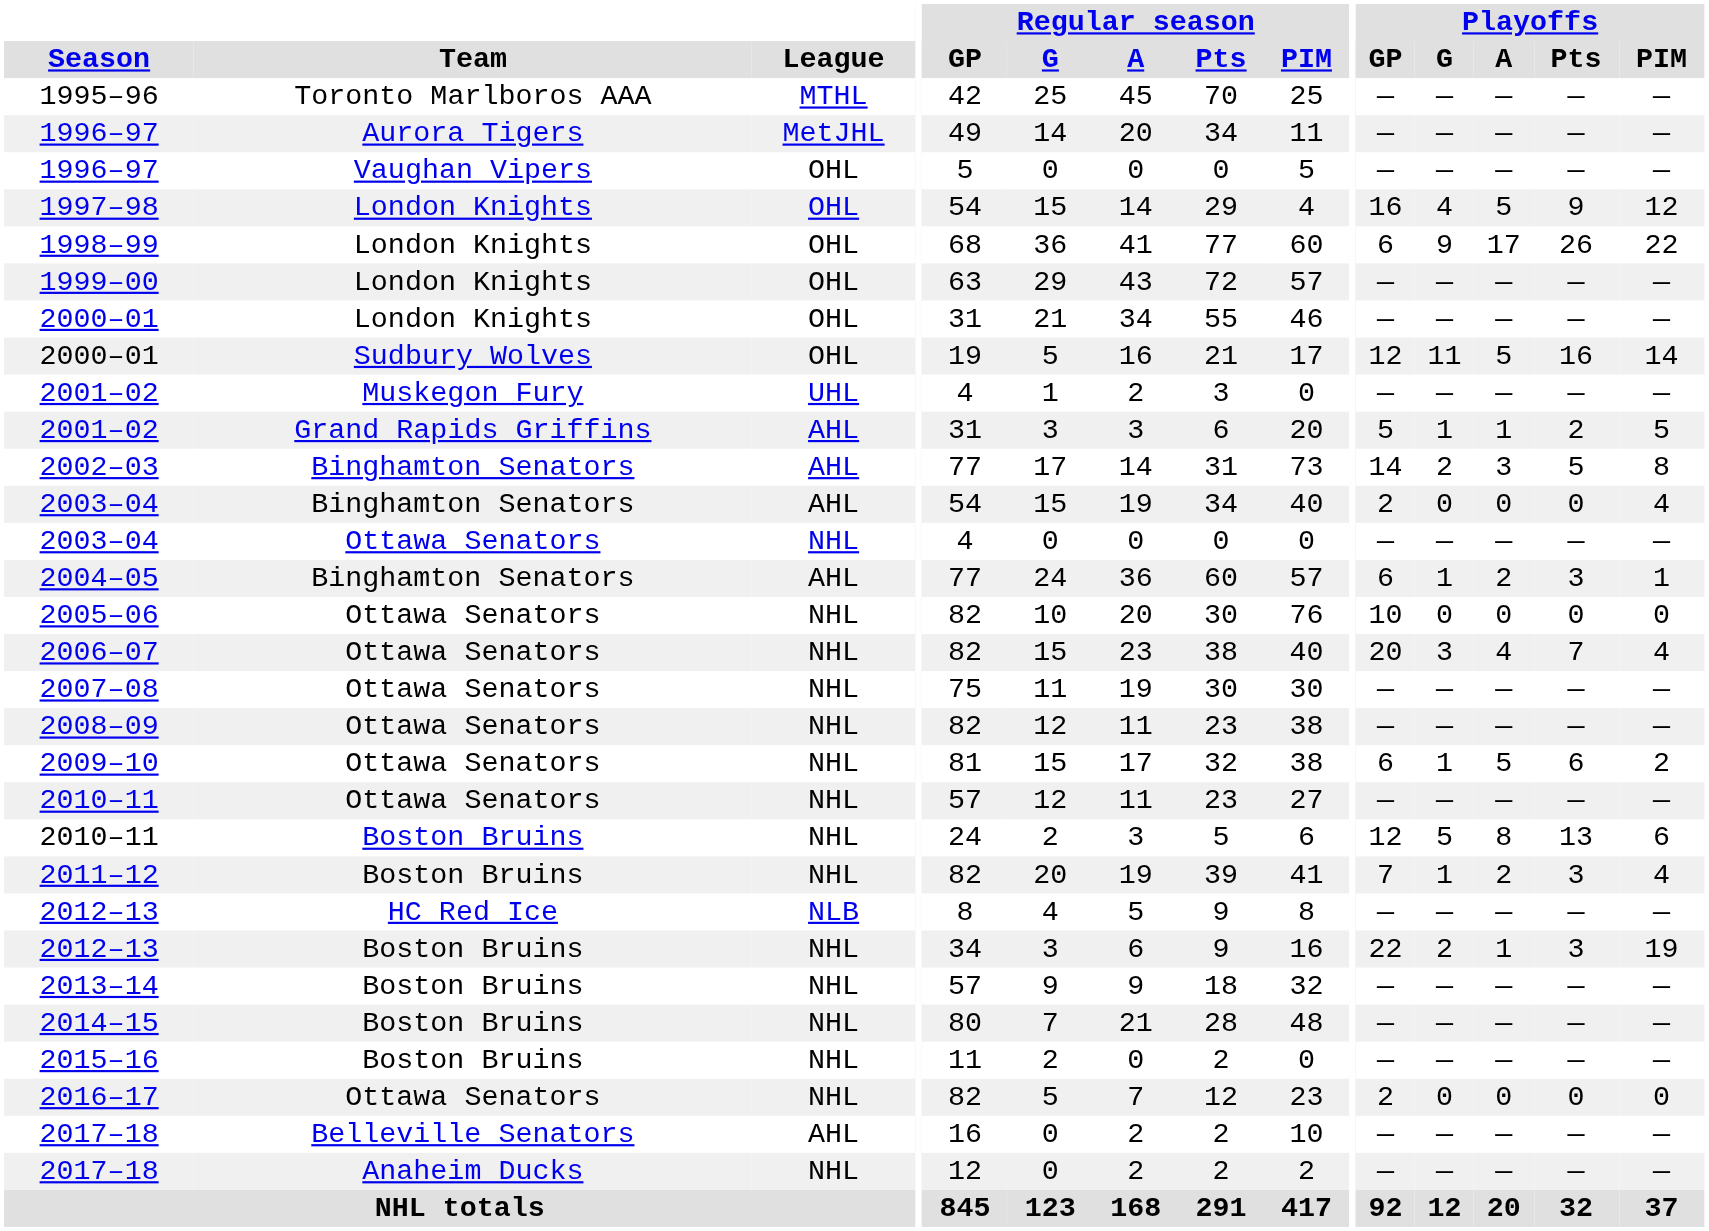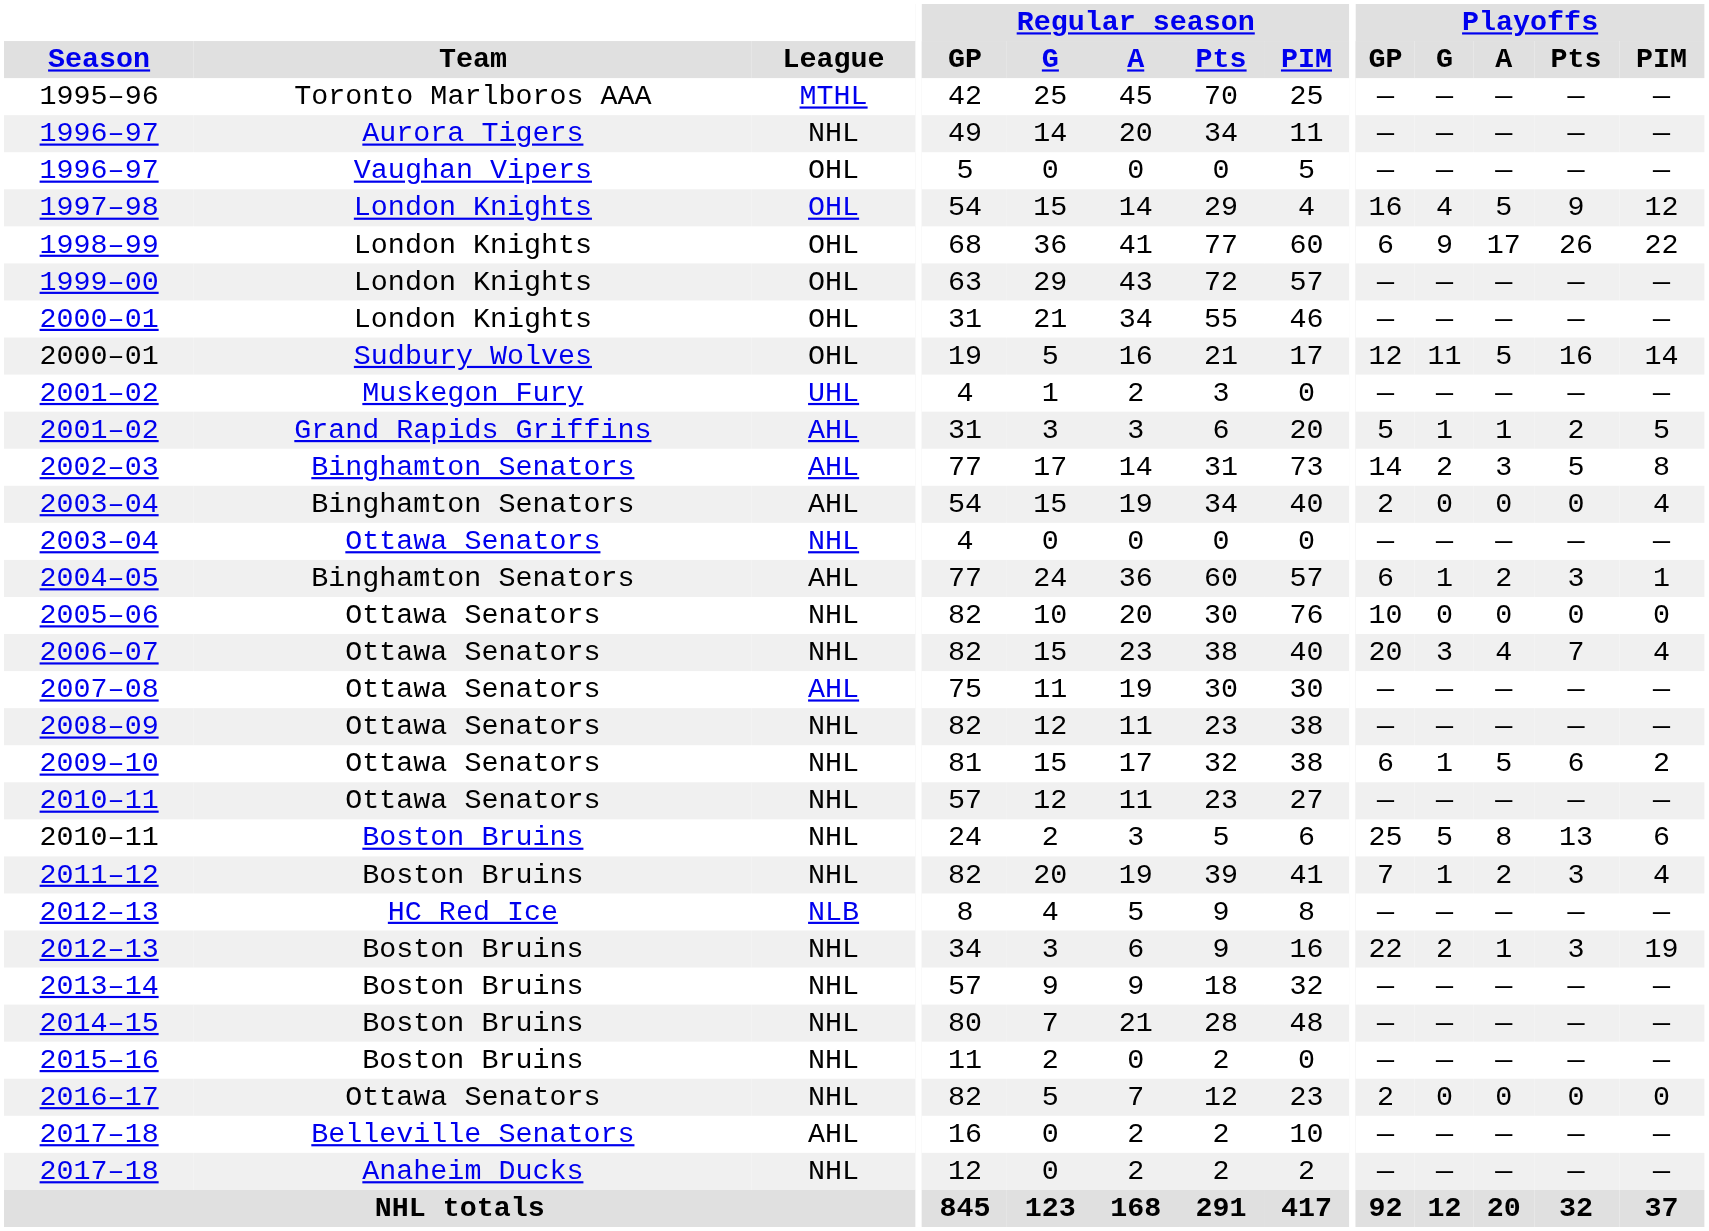(834, 134) MetJHL -> (834, 134) NHL
(834, 690) NHL -> (834, 690) AHL
(1385, 838) 12 -> (1385, 838) 25
